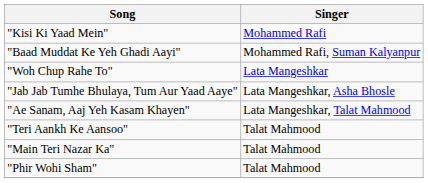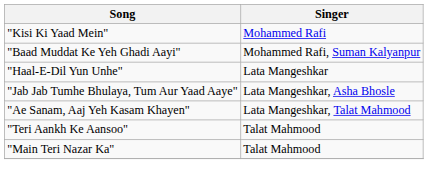- row: (60, 71)
+ row: (65, 71)
- row: (52, 168)
